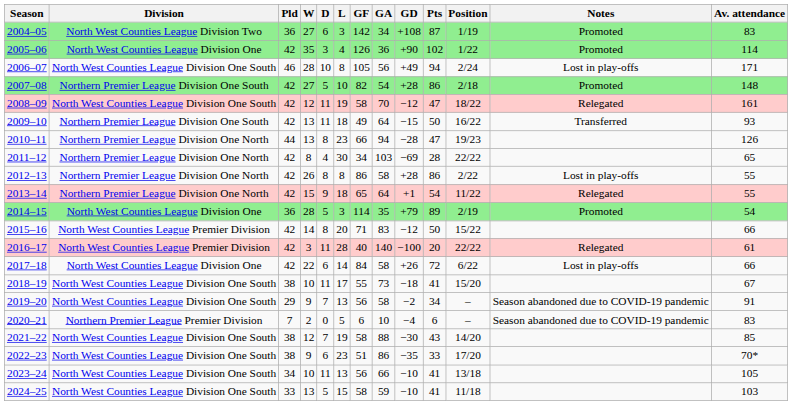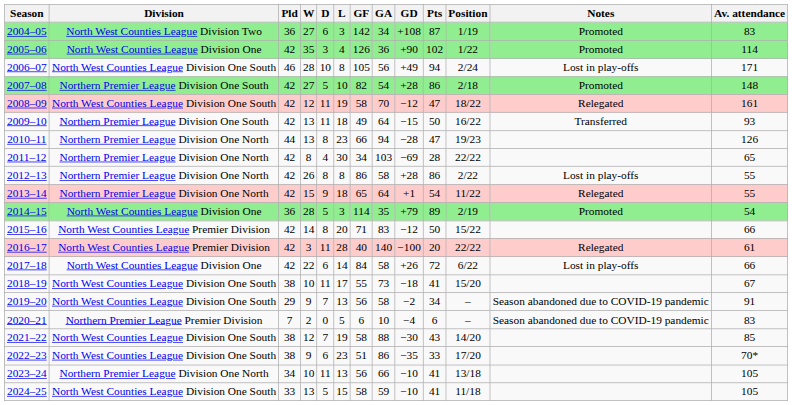(164, 373) North West Counties League Division One South -> (164, 373) Northern Premier League Division One North
(750, 391) 103 -> (750, 391) 105
